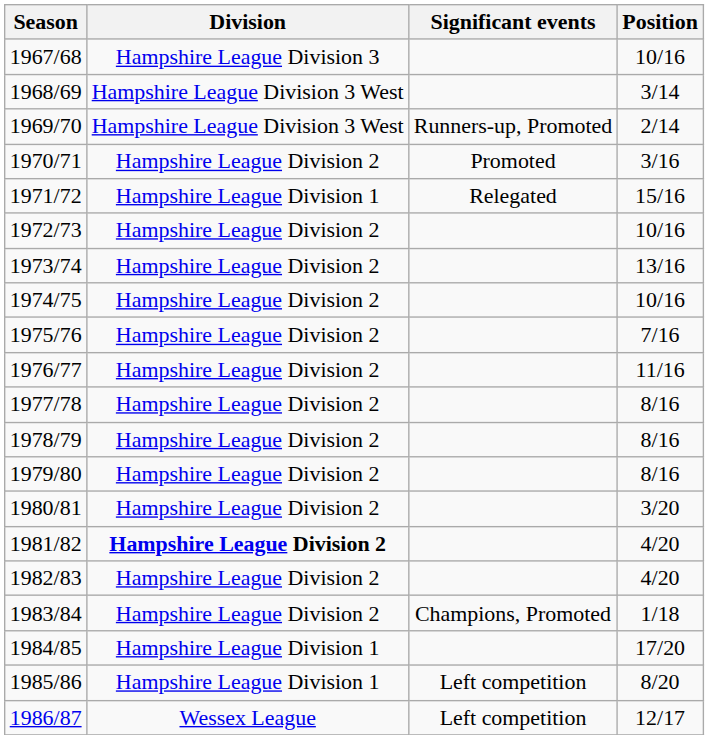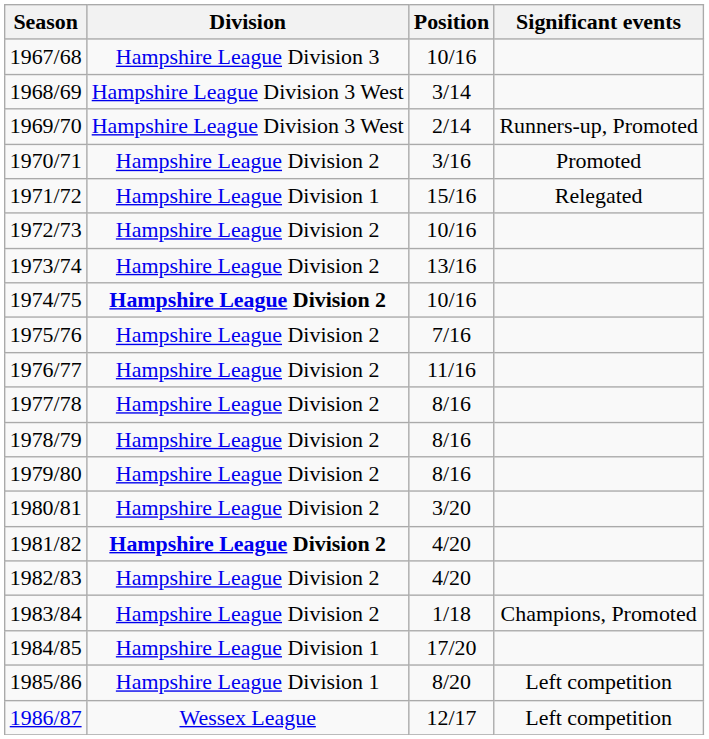columns swapped: (660, 21) <-> (513, 21)
(248, 299) normal -> (248, 299) bold
